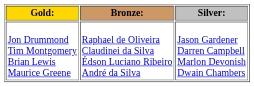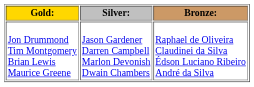columns swapped: (212, 13) <-> (127, 13)
